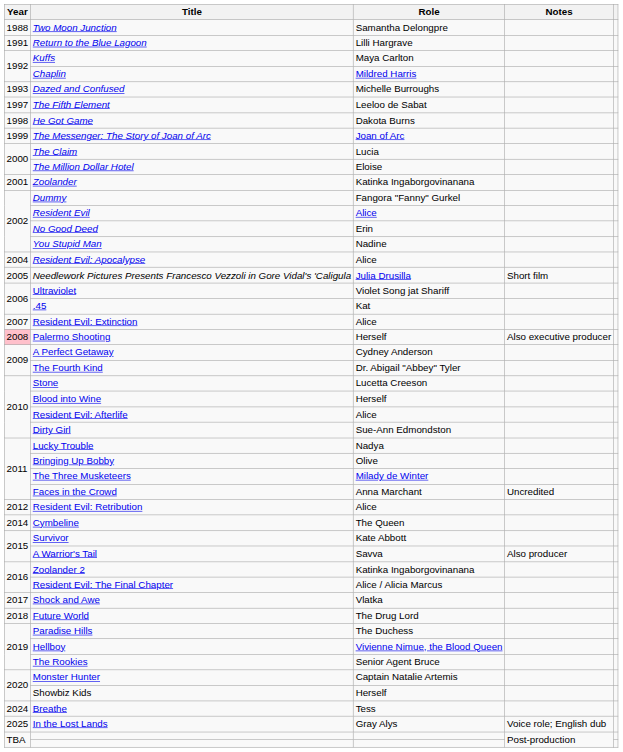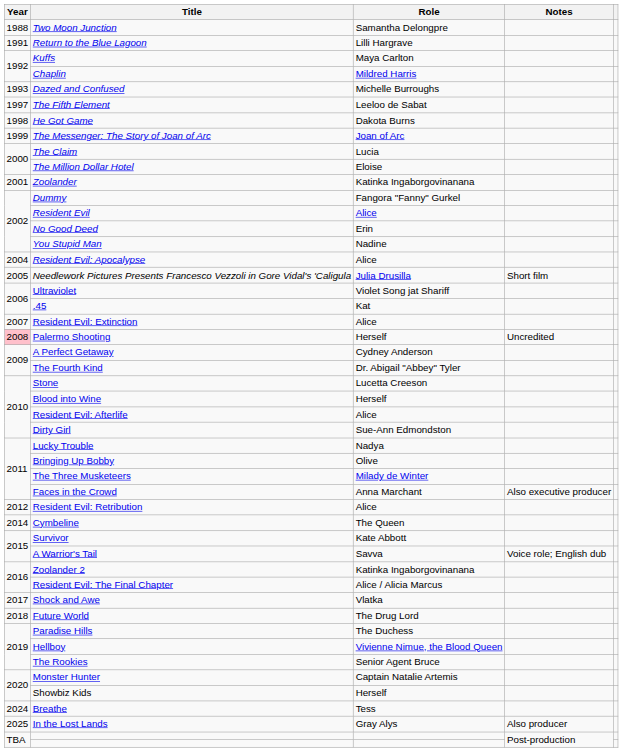(559, 337) Also executive producer -> (531, 337) Uncredited
(531, 492) Uncredited -> (559, 492) Also executive producer
(537, 553) Also producer -> (557, 553) Voice role; English dub
(557, 724) Voice role; English dub -> (537, 724) Also producer
